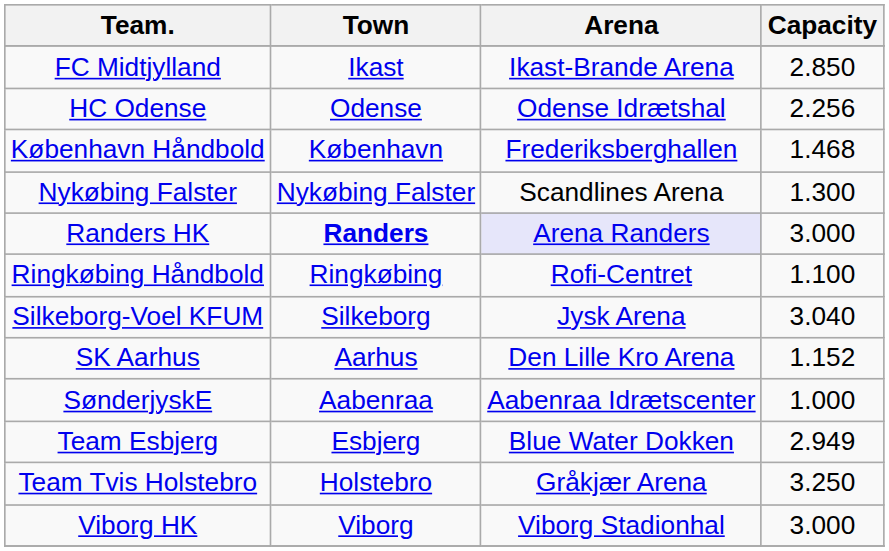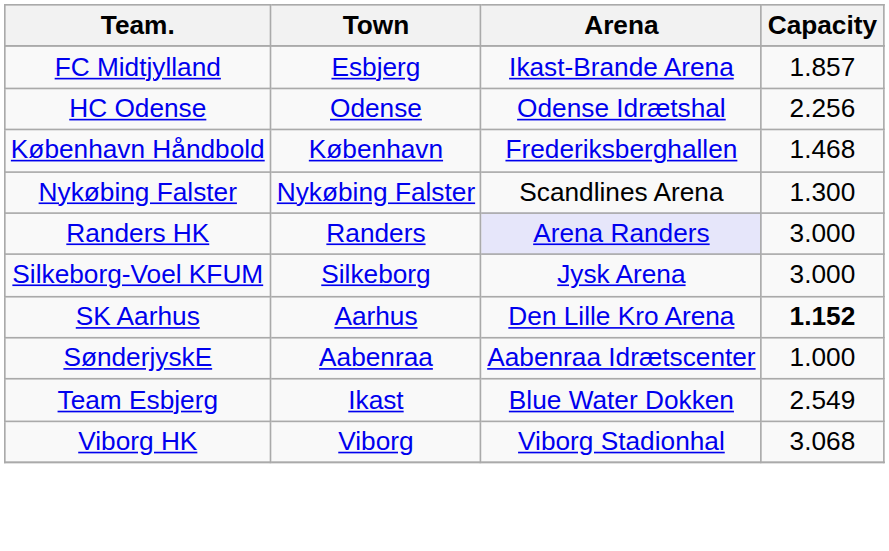(376, 66) Ikast -> (376, 66) Esbjerg
(822, 66) 2.850 -> (822, 66) 1.857
(376, 233) bold -> (376, 233) normal
- row: (138, 274)
(822, 316) 3.040 -> (822, 274) 3.000
(822, 358) normal -> (822, 316) bold
(376, 441) Esbjerg -> (376, 399) Ikast
(822, 441) 2.949 -> (822, 399) 2.549
- row: (138, 483)
(822, 524) 3.000 -> (822, 441) 3.068
